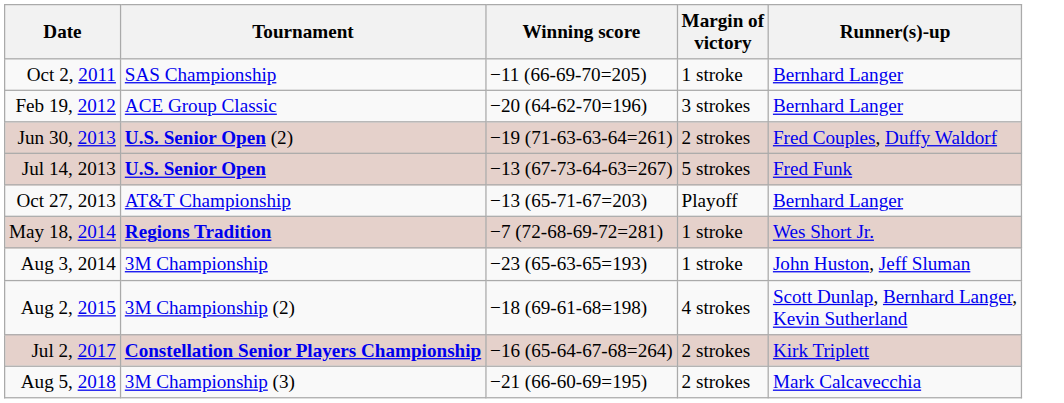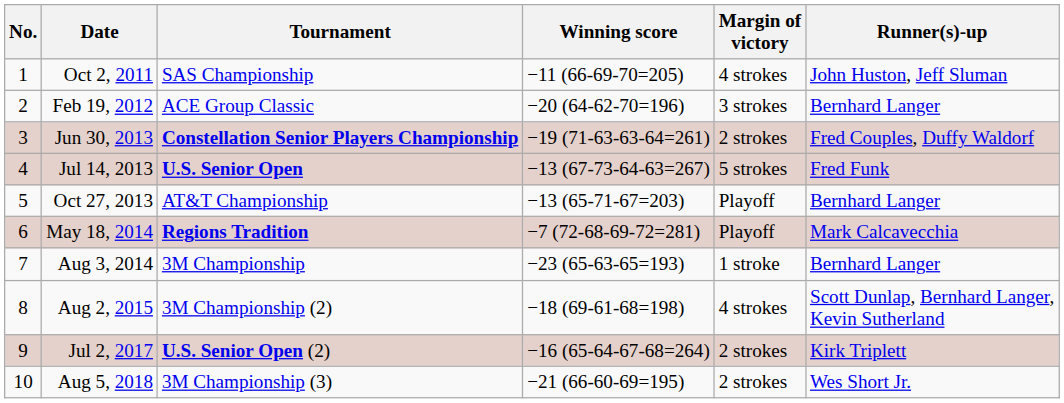+ column: (23, 31)
(712, 74) 1 stroke -> (753, 74) 4 strokes
(838, 74) Bernhard Langer -> (909, 74) John Huston, Jeff Sluman
(209, 137) U.S. Senior Open (2) -> (340, 137) Constellation Senior Players Championship
(712, 232) 1 stroke -> (747, 232) Playoff
(823, 232) Wes Short Jr. -> (884, 232) Mark Calcavecchia
(872, 264) John Huston, Jeff Sluman -> (875, 264) Bernhard Langer
(303, 350) Constellation Senior Players Championship -> (246, 350) U.S. Senior Open (2)
(847, 381) Mark Calcavecchia -> (861, 381) Wes Short Jr.
